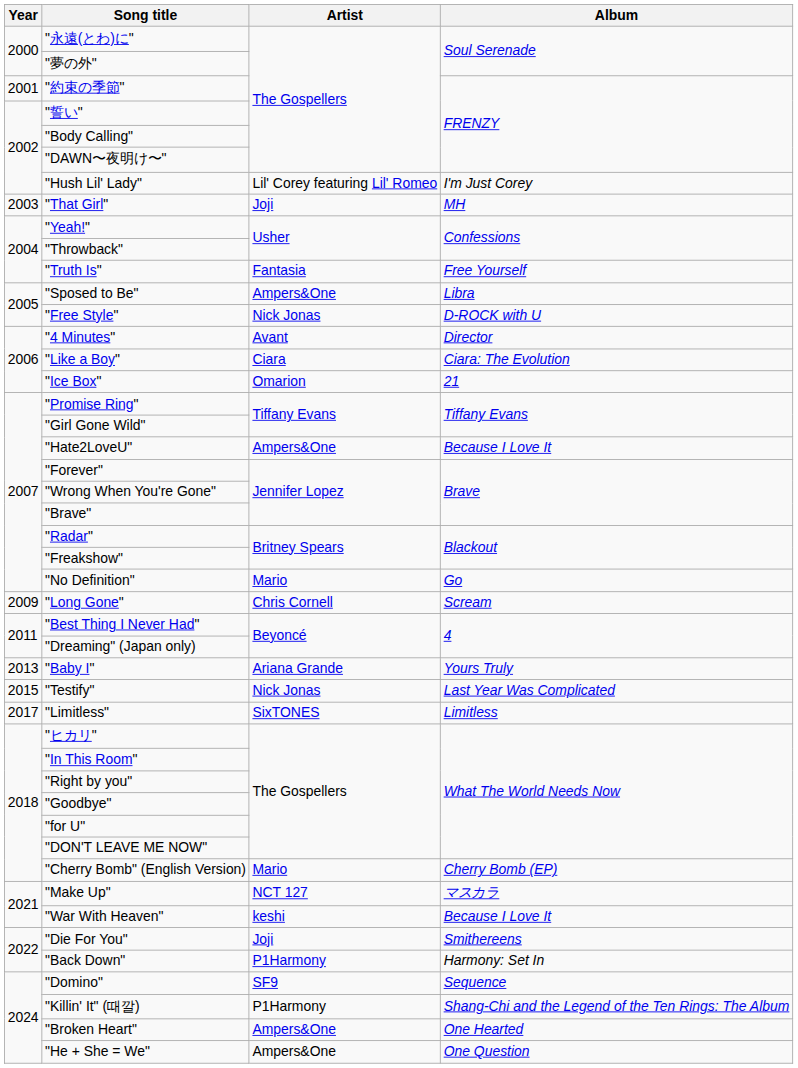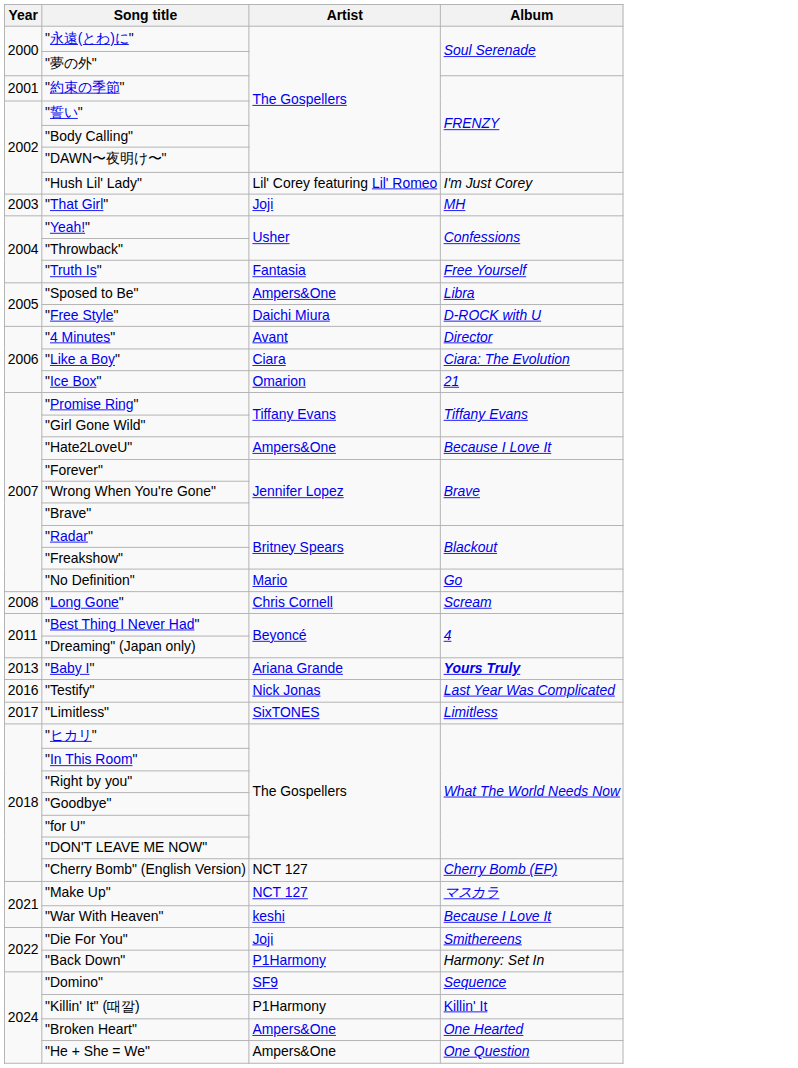(286, 315) Nick Jonas -> (291, 315) Daichi Miura
(23, 602) 2009 -> (23, 602) 2008
(478, 668) normal -> (482, 668) bold
(23, 690) 2015 -> (23, 690) 2016
(270, 870) Mario -> (280, 870) NCT 127
(616, 1006) Shang-Chi and the Legend of the Ten Rings: The Album -> (465, 1006) Killin' It
